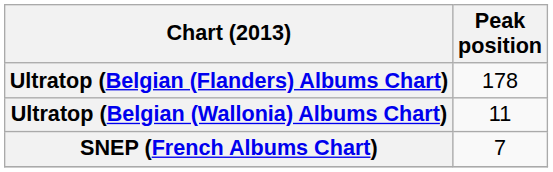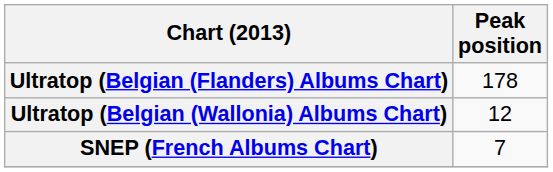(500, 114) 11 -> (500, 114) 12
